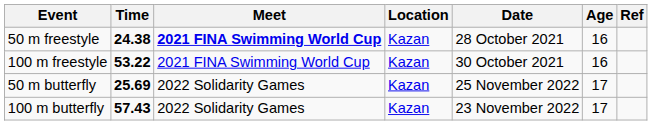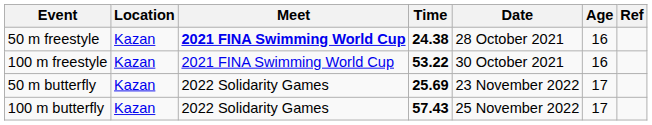columns swapped: (132, 16) <-> (418, 16)
(517, 85) 25 November 2022 -> (517, 85) 23 November 2022
(517, 108) 23 November 2022 -> (517, 108) 25 November 2022
